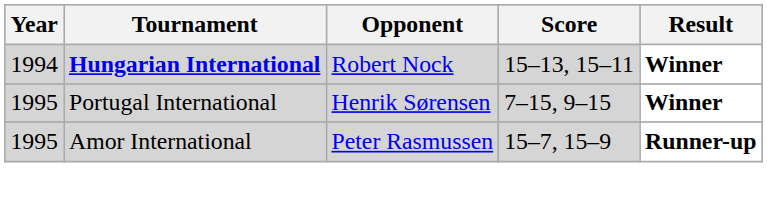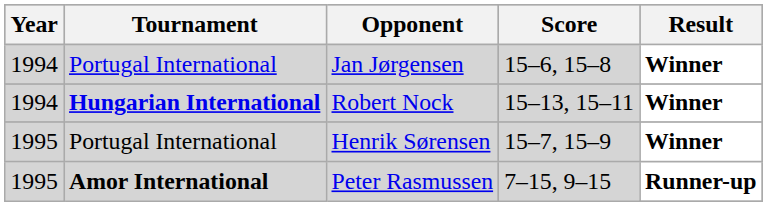+ row: (398, 63)
(558, 102) 7–15, 9–15 -> (558, 142) 15–7, 15–9
(160, 142) normal -> (169, 181) bold
(558, 142) 15–7, 15–9 -> (558, 181) 7–15, 9–15
